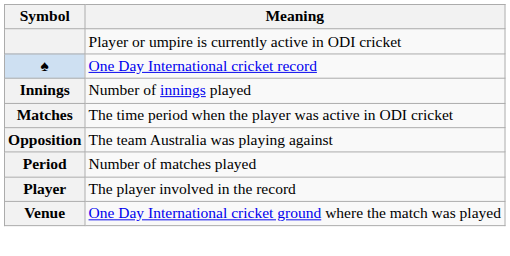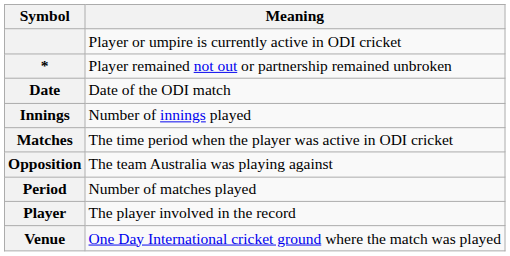+ row: (45, 66)
- row: (45, 66)
+ row: (45, 90)
